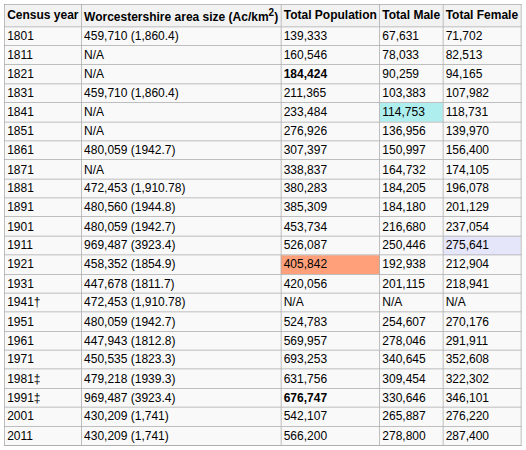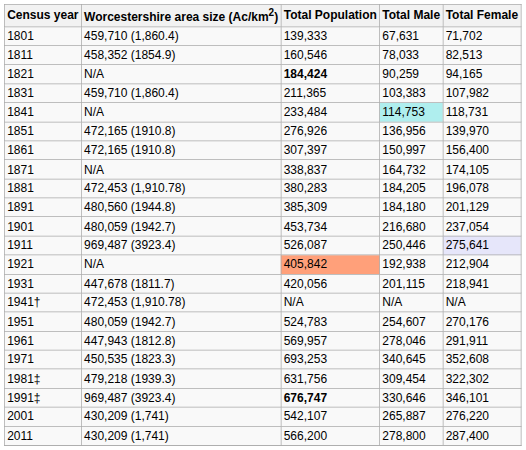(94, 55) N/A -> (130, 55) 458,352 (1854.9)
(94, 131) N/A -> (130, 131) 472,165 (1910.8)
(130, 150) 480,059 (1942.7) -> (130, 150) 472,165 (1910.8)
(130, 264) 458,352 (1854.9) -> (94, 264) N/A
